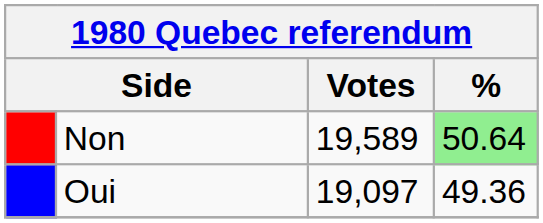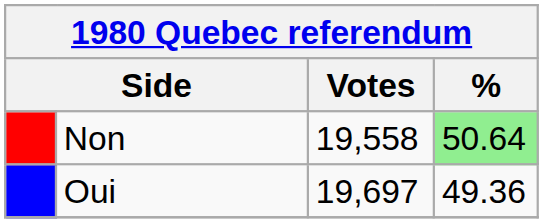(367, 138) 19,589 -> (367, 138) 19,558
(367, 191) 19,097 -> (367, 191) 19,697
